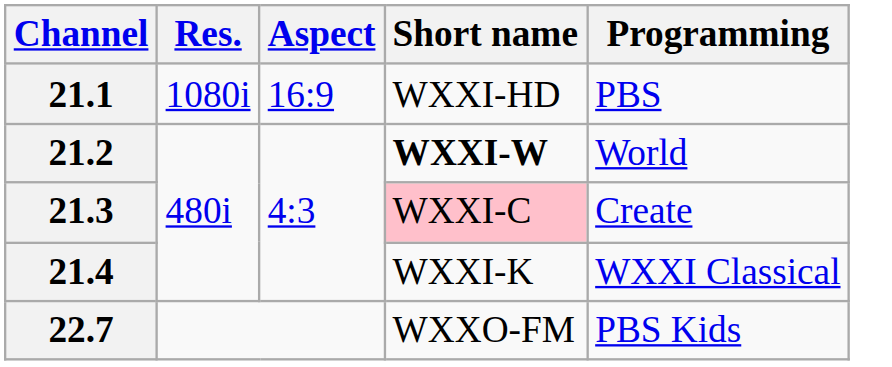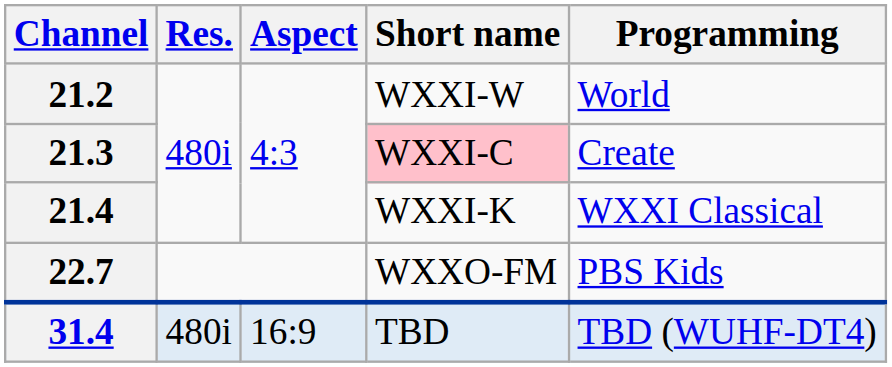- row: (81, 93)
(470, 152) bold -> (450, 93) normal
+ row: (81, 332)
